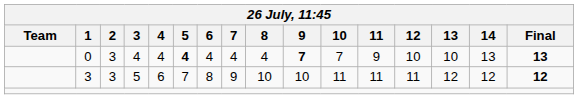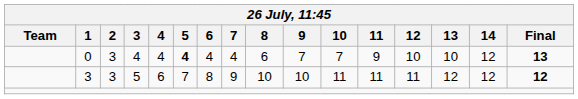(264, 56) 4 -> (264, 56) 6
(302, 56) bold -> (302, 56) normal
(488, 56) 13 -> (488, 56) 12
